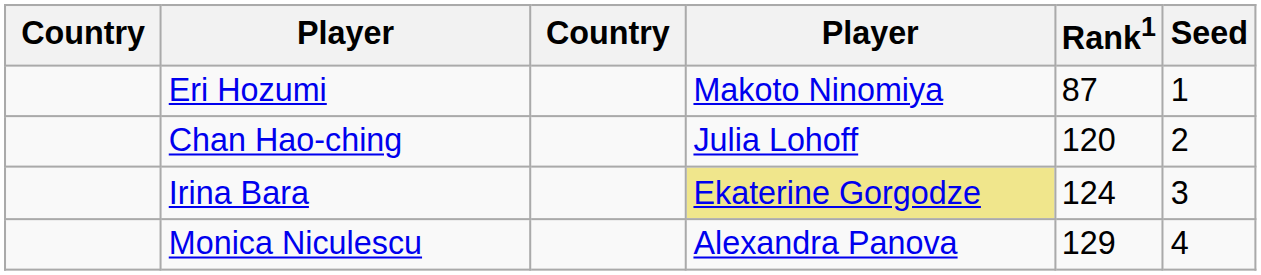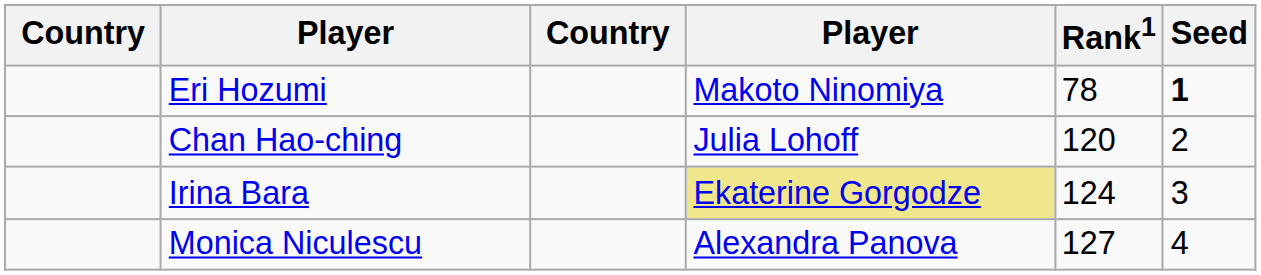(1080, 90) 87 -> (1080, 90) 78
(1180, 90) normal -> (1180, 90) bold
(1089, 243) 129 -> (1089, 243) 127
